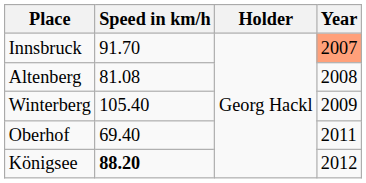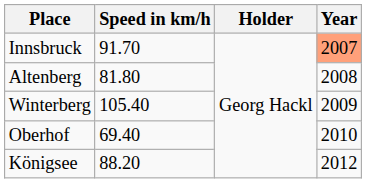(120, 76) 81.08 -> (120, 76) 81.80
(339, 134) 2011 -> (339, 134) 2010
(120, 163) bold -> (120, 163) normal
